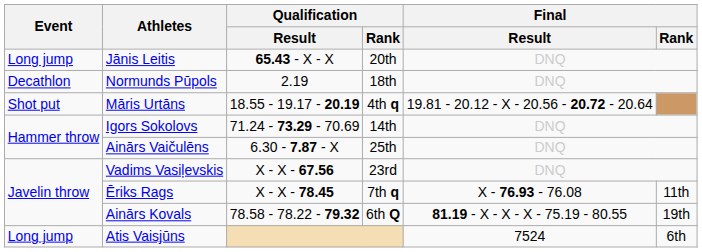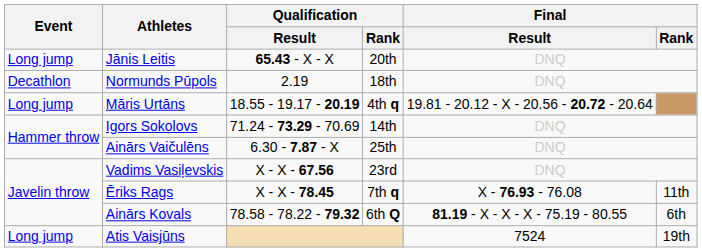(34, 104) Shot put -> (40, 104) Long jump
(676, 215) 19th -> (676, 215) 6th
(676, 237) 6th -> (676, 237) 19th
